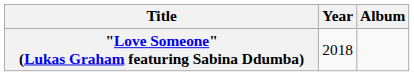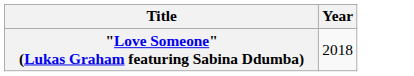- column: (383, 16)
